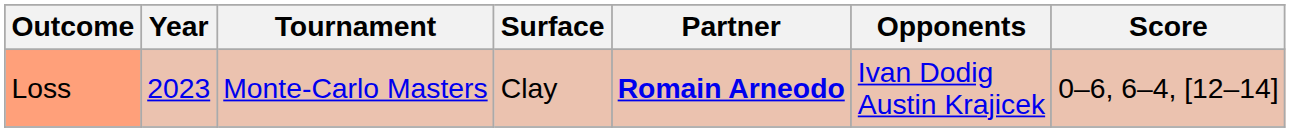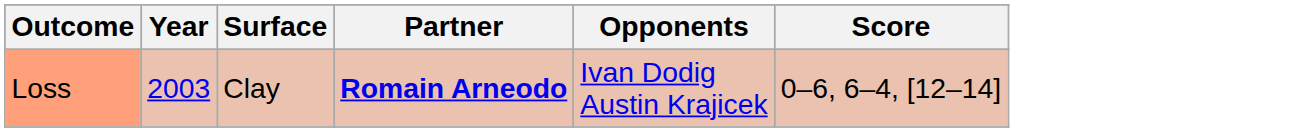- column: (355, 26)
(179, 87) 2023 -> (179, 87) 2003
